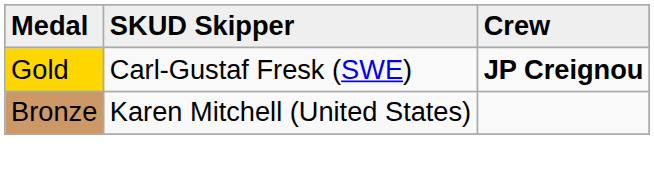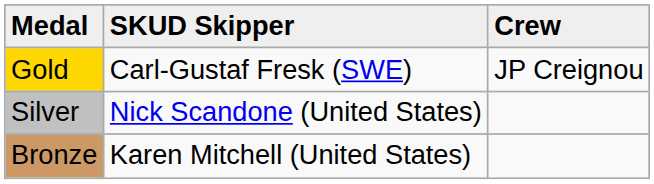(564, 69) bold -> (569, 69) normal
+ row: (45, 112)
